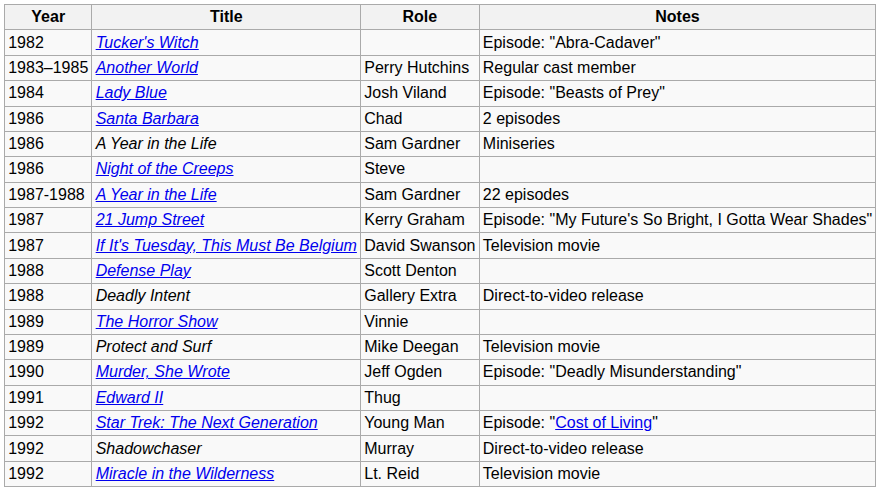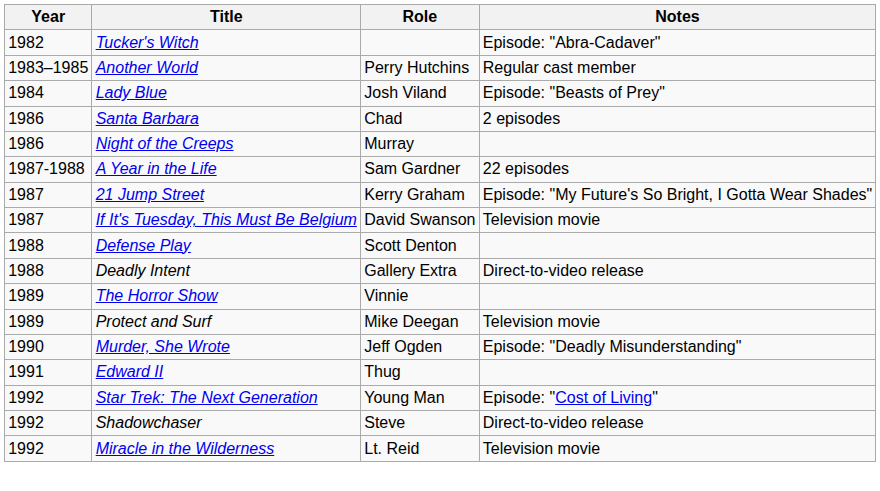- row: (156, 144)
(385, 169) Steve -> (389, 144) Murray
(389, 448) Murray -> (385, 423) Steve
